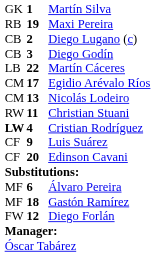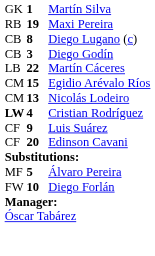(30, 39) 2 -> (30, 39) 8
(33, 83) 17 -> (33, 83) 15
- row: (89, 112)
(30, 186) 6 -> (30, 172) 5
- row: (89, 201)
(33, 216) 12 -> (33, 186) 10
